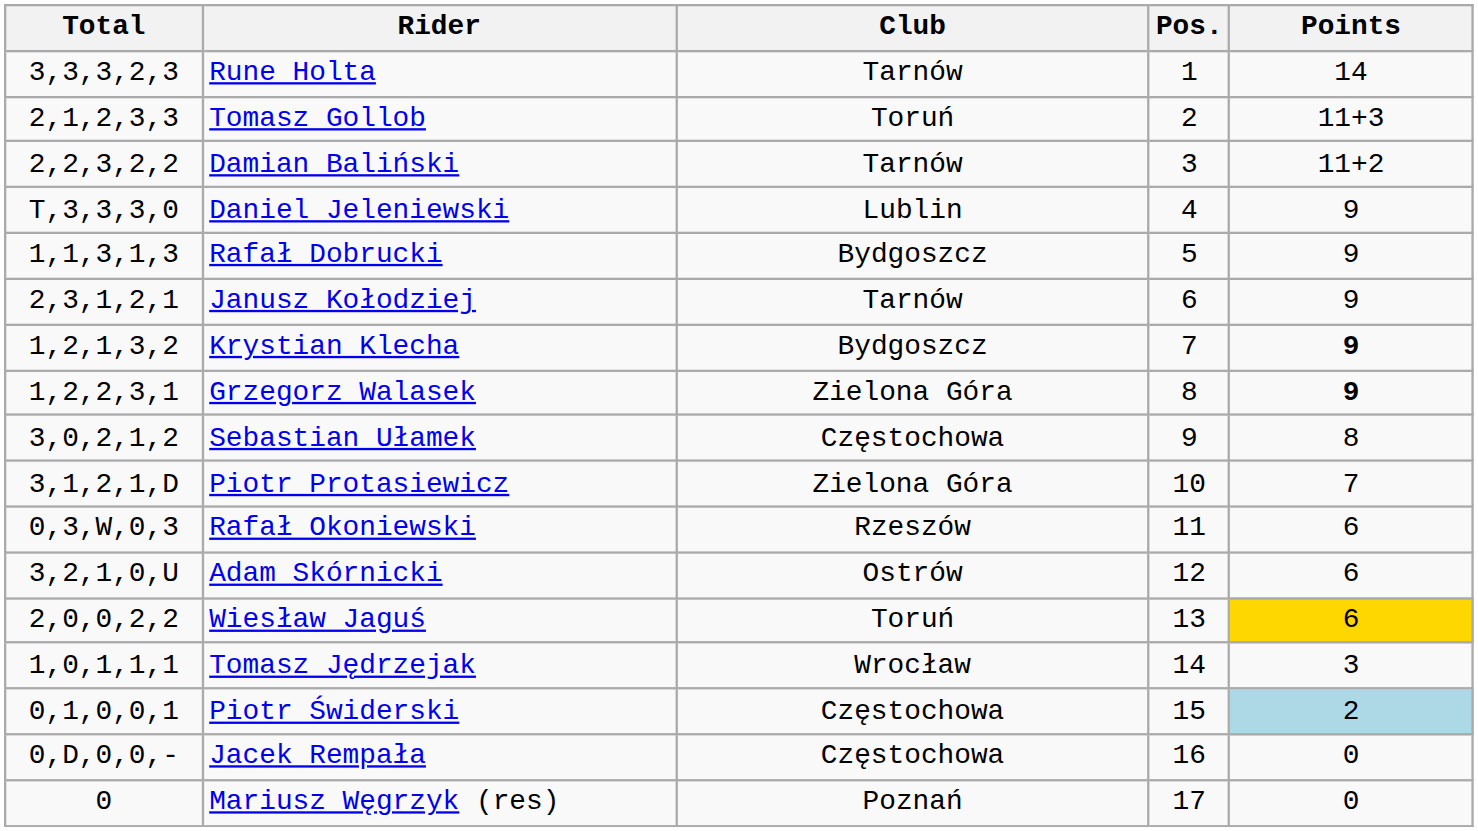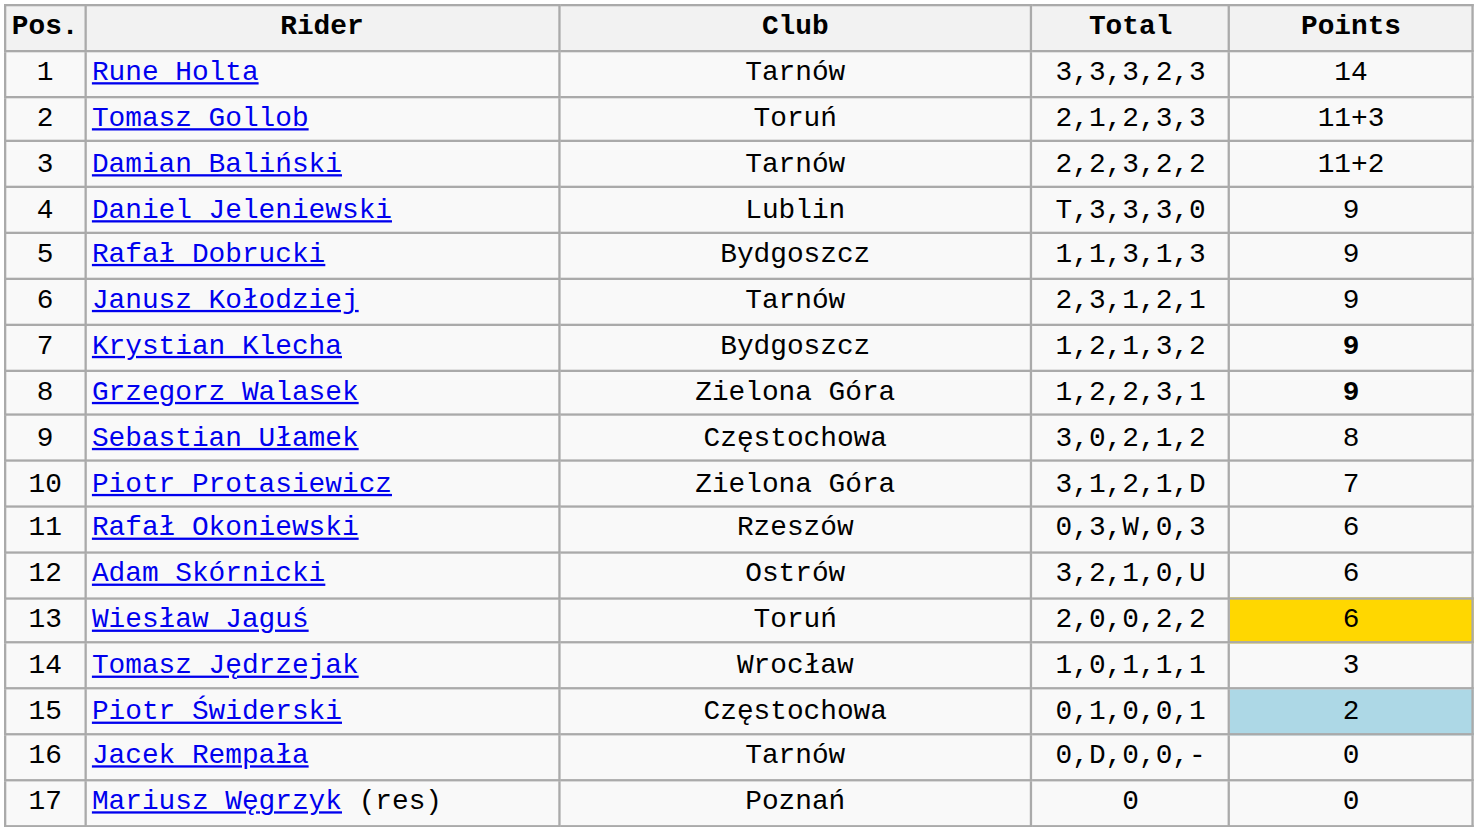columns swapped: (1189, 28) <-> (104, 28)
(913, 757) Częstochowa -> (795, 757) Tarnów
